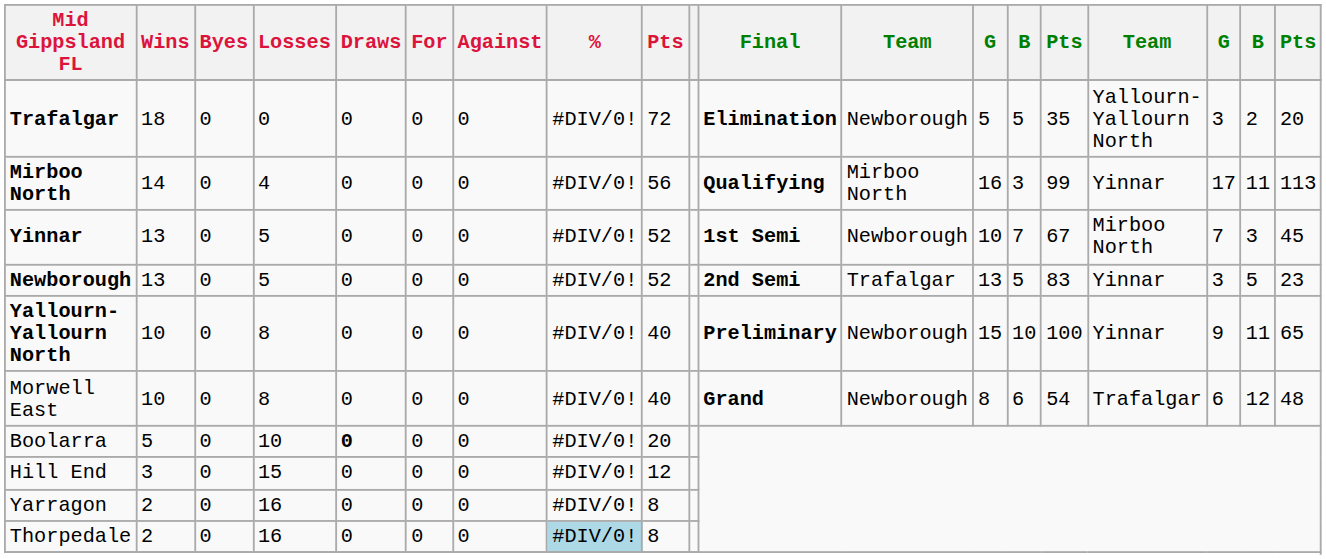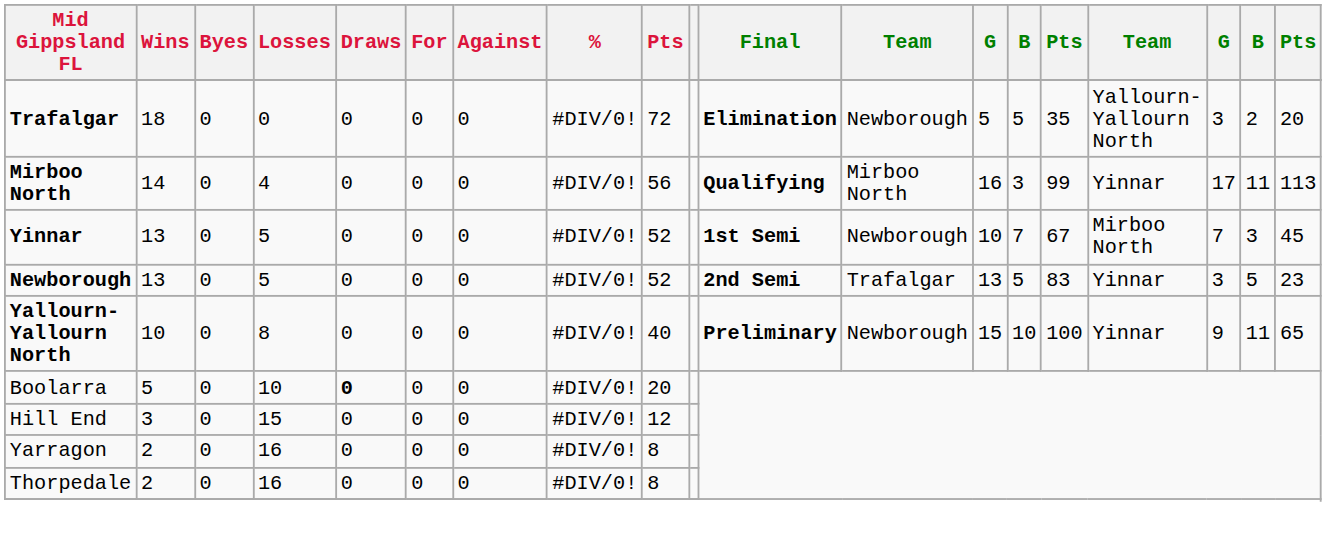- row: (52, 399)
(595, 537) lightblue background -> (595, 483) no background
